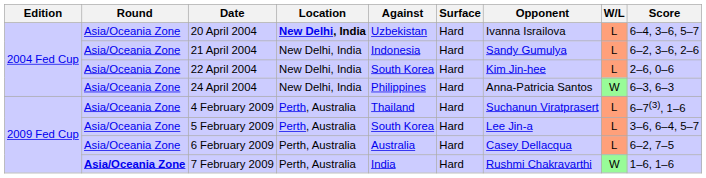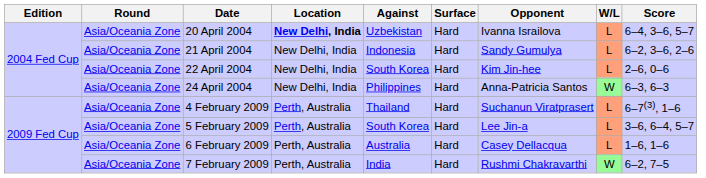(652, 144) 6–2, 7–5 -> (647, 144) 1–6, 1–6
(135, 163) bold -> (132, 163) normal
(652, 163) 1–6, 1–6 -> (647, 163) 6–2, 7–5
